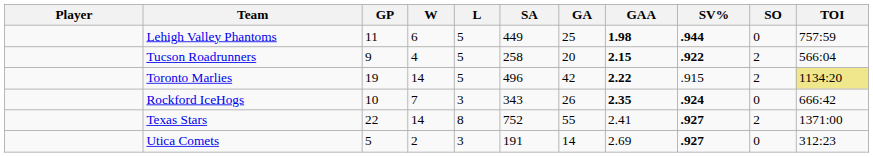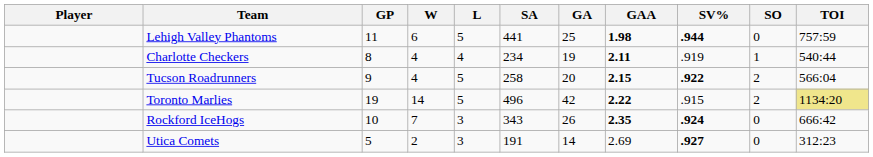(513, 36) 449 -> (513, 36) 441
+ row: (197, 57)
- row: (177, 120)
